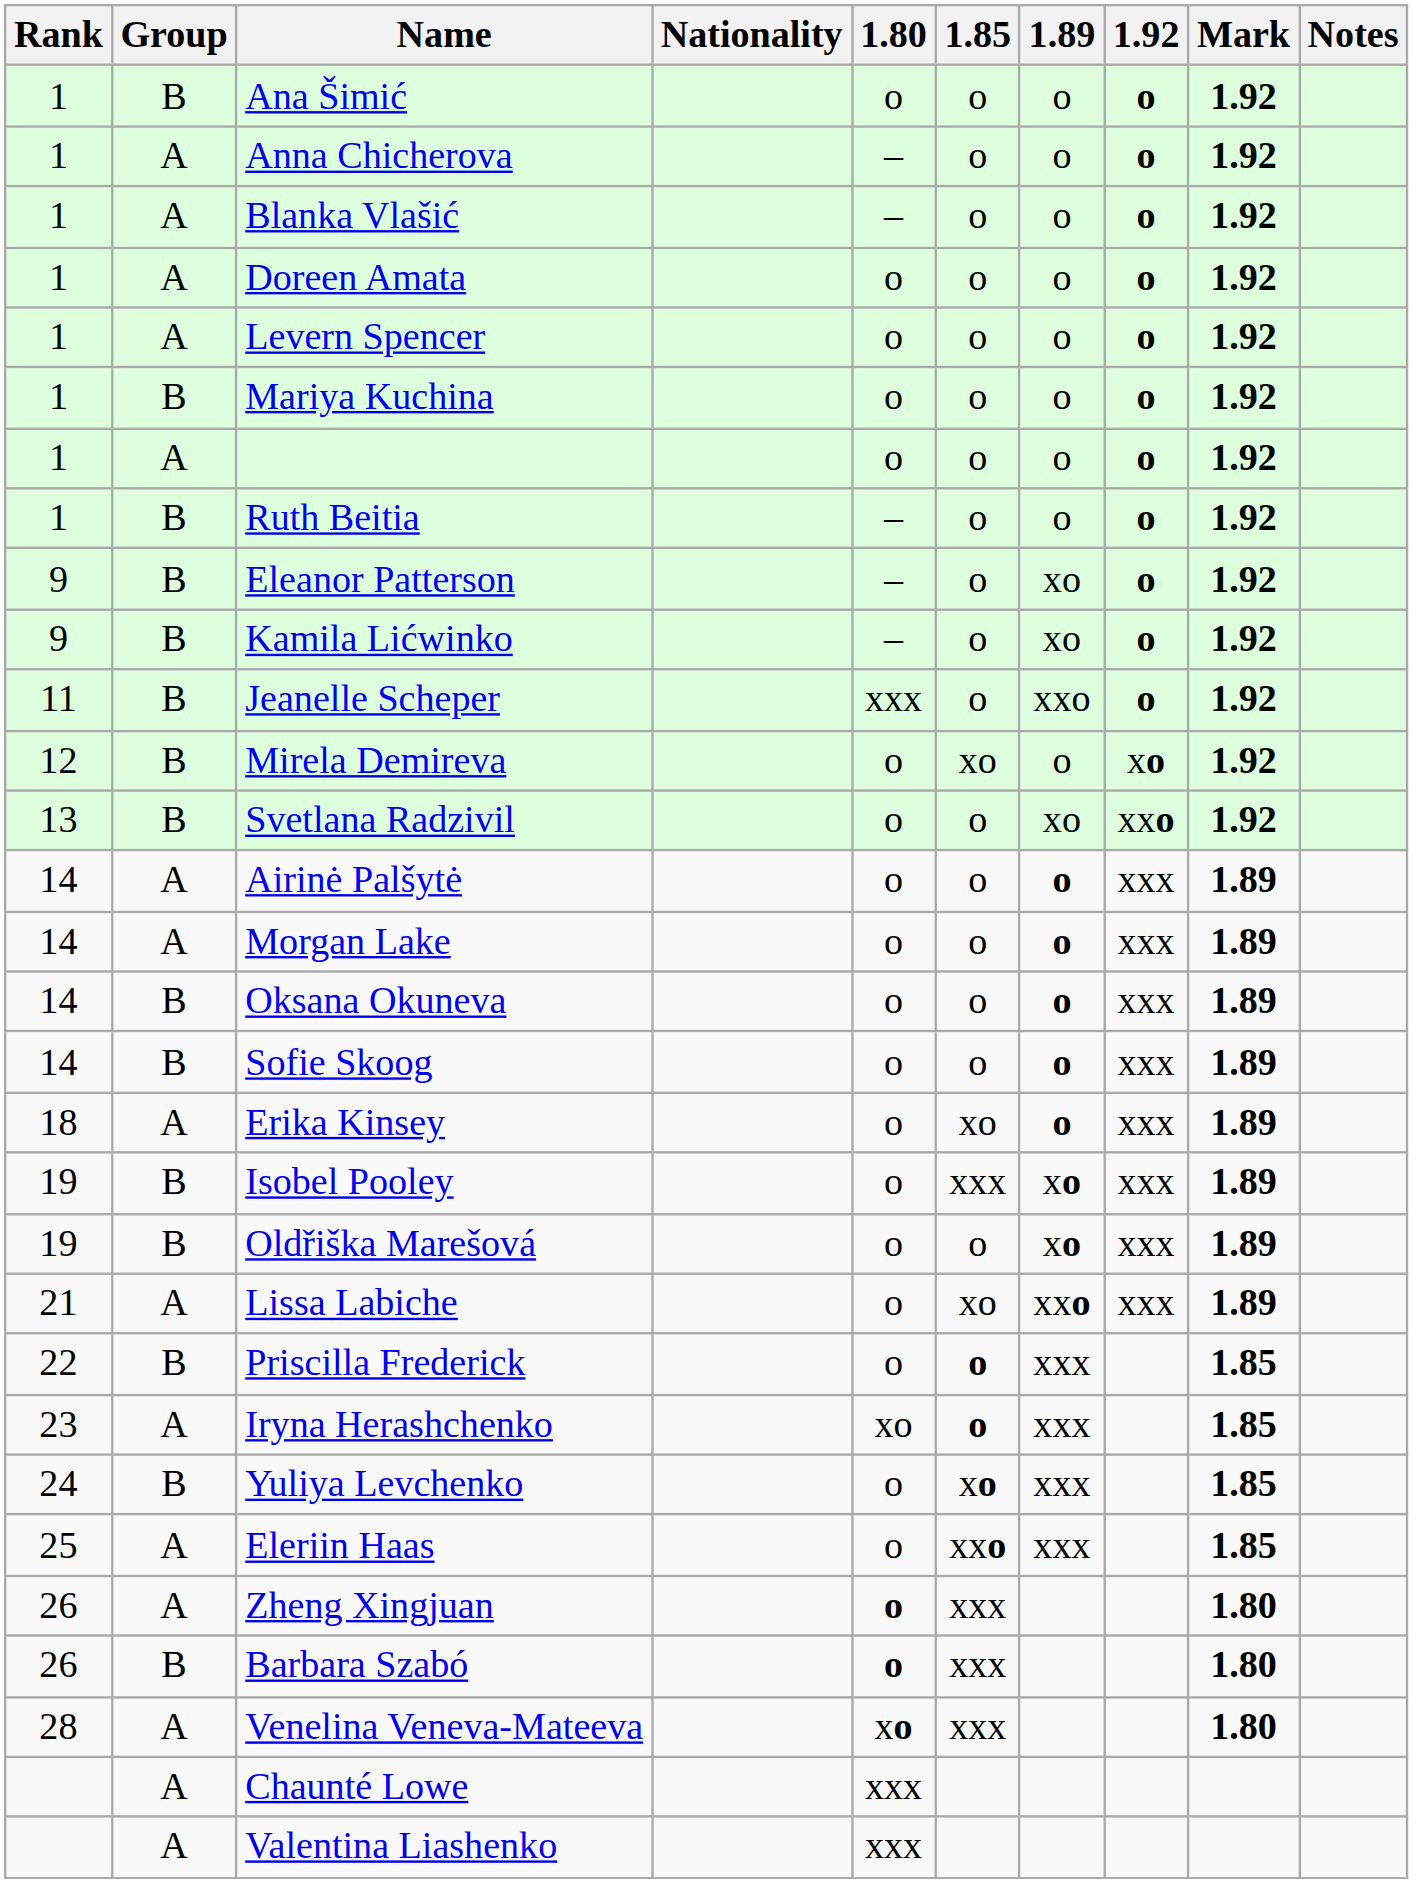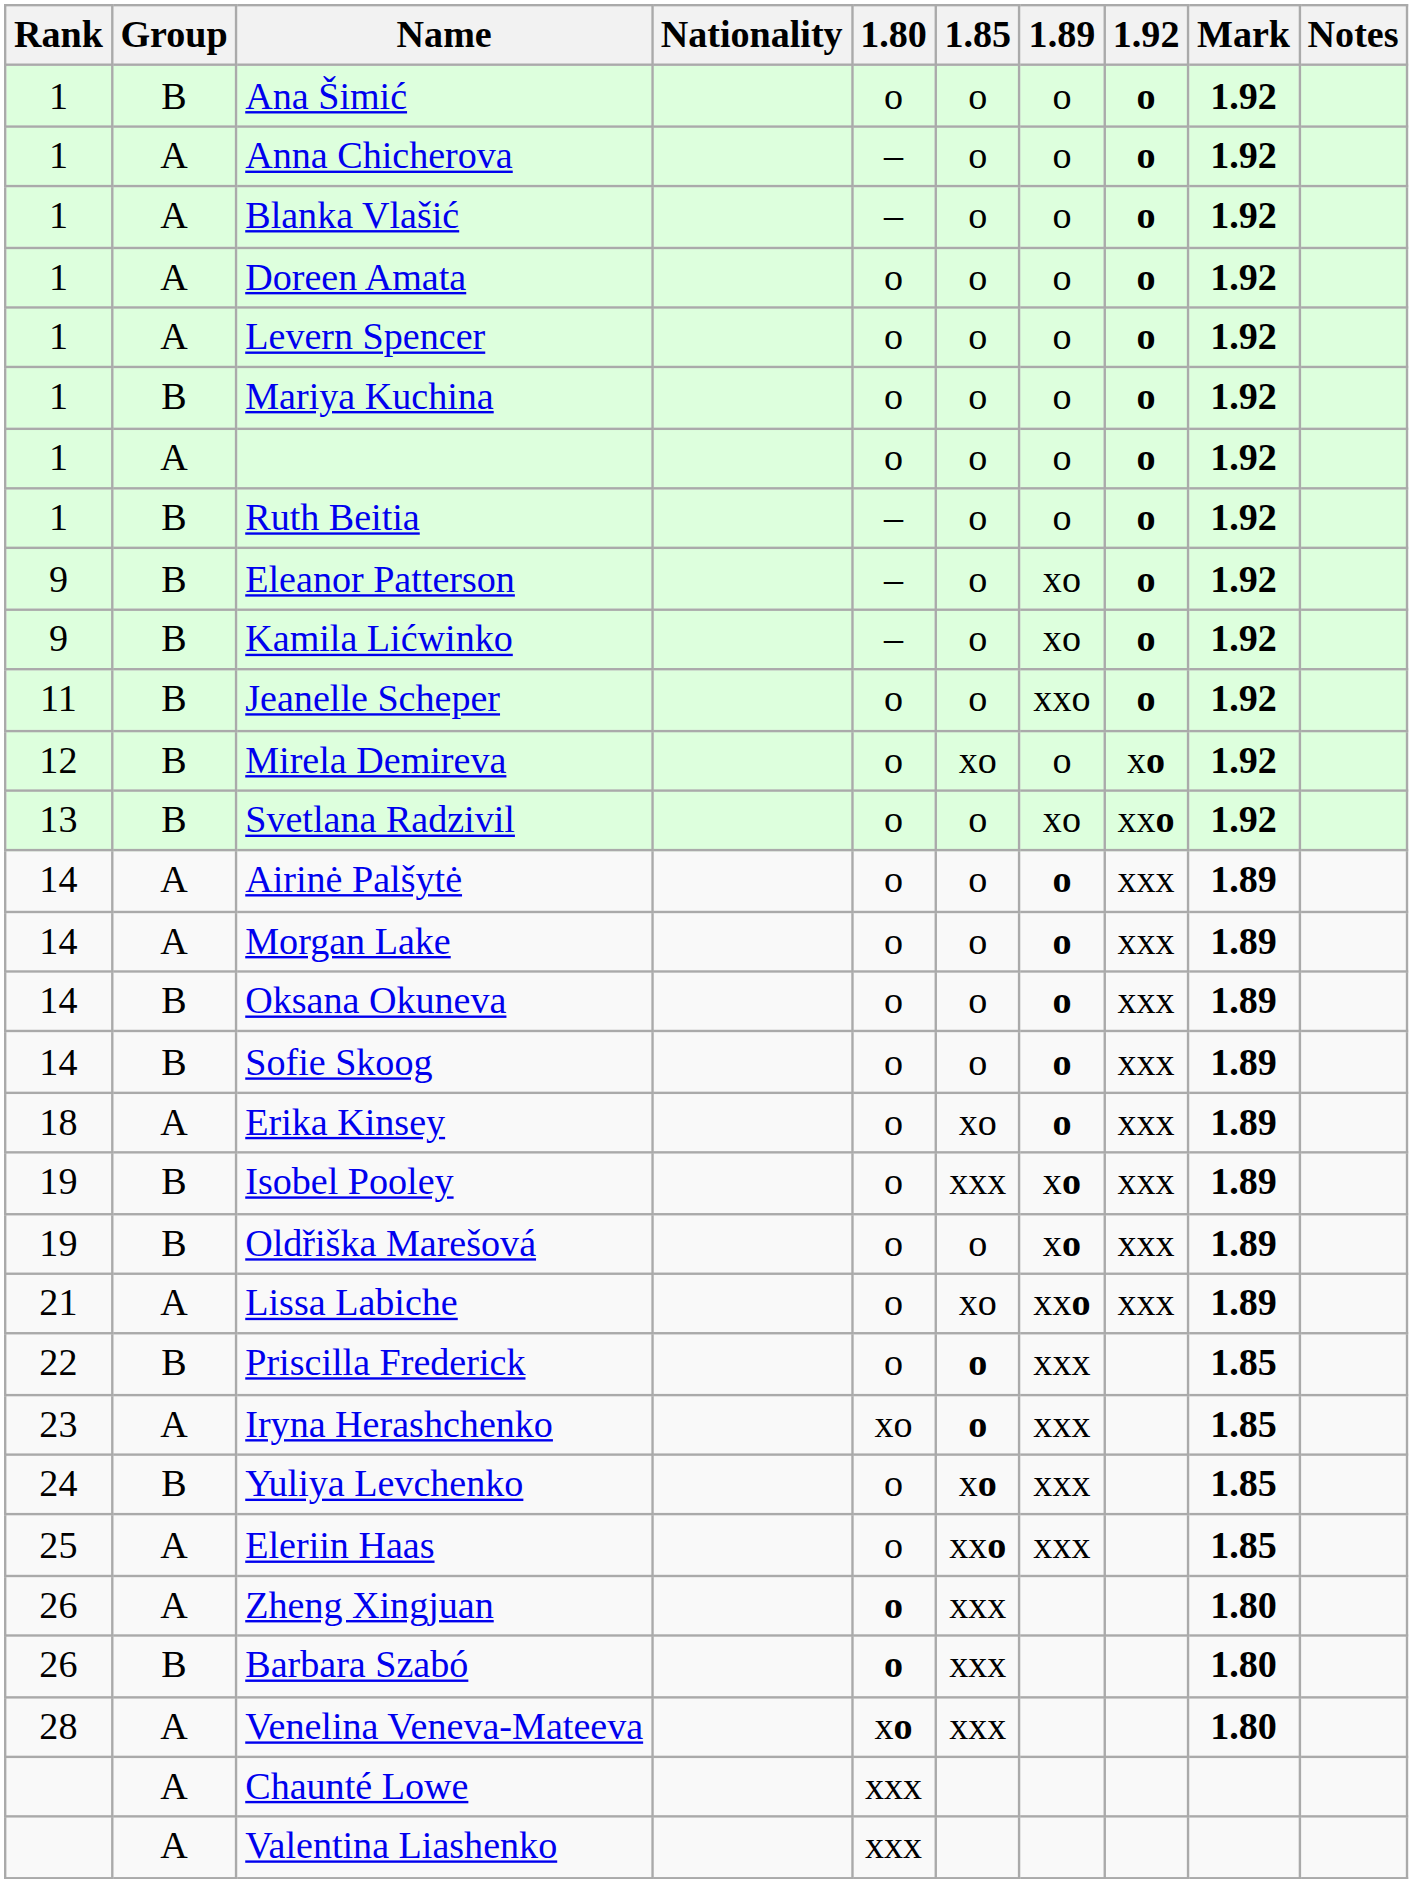(894, 699) xxx -> (894, 699) o
